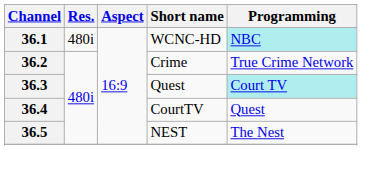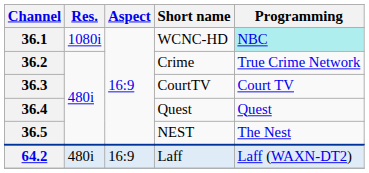(81, 39) 480i -> (85, 39) 1080i
(168, 86) Quest -> (184, 86) CourtTV
(259, 86) paleturquoise background -> (266, 86) no background
(177, 109) CourtTV -> (175, 109) Quest
+ row: (34, 156)
